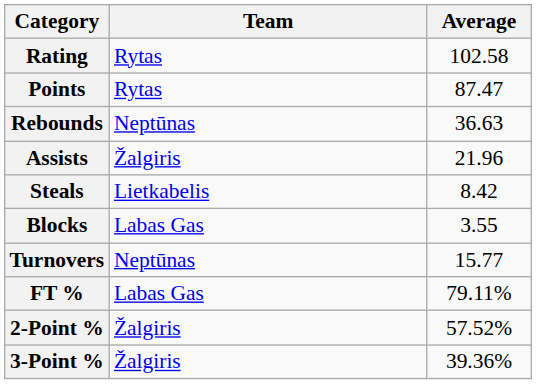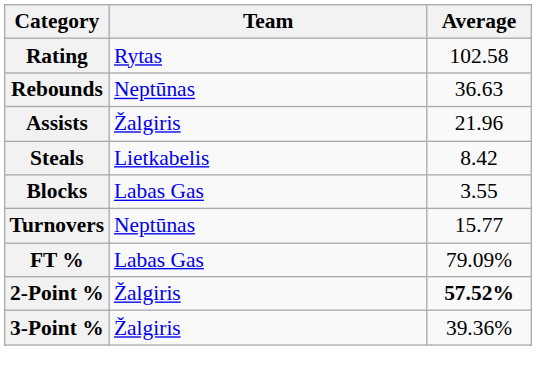- row: (57, 89)
(479, 293) 79.11% -> (479, 259) 79.09%
(479, 327) normal -> (479, 293) bold
